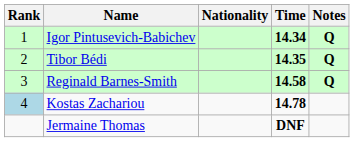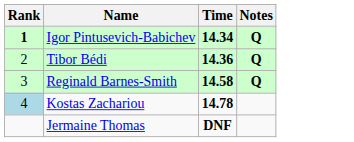- column: (235, 15)
(24, 37) normal -> (24, 37) bold
(290, 59) 14.35 -> (217, 59) 14.36
